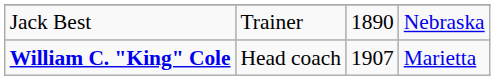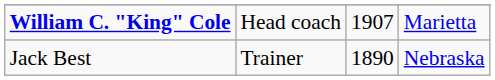rows swapped: (120, 57) <-> (50, 22)
